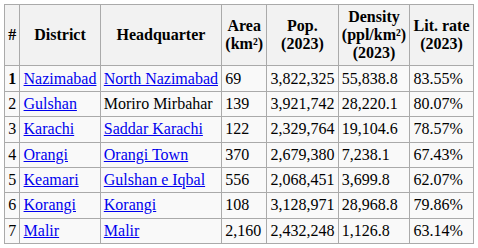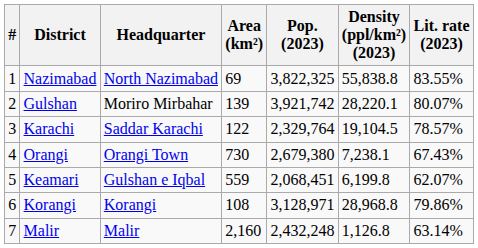(12, 78) bold -> (12, 78) normal
(370, 129) 19,104.6 -> (370, 129) 19,104.5
(237, 154) 370 -> (237, 154) 730
(237, 180) 556 -> (237, 180) 559
(366, 180) 3,699.8 -> (366, 180) 6,199.8
